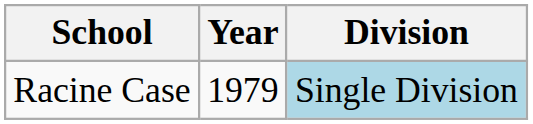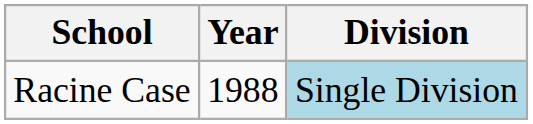(243, 89) 1979 -> (243, 89) 1988
